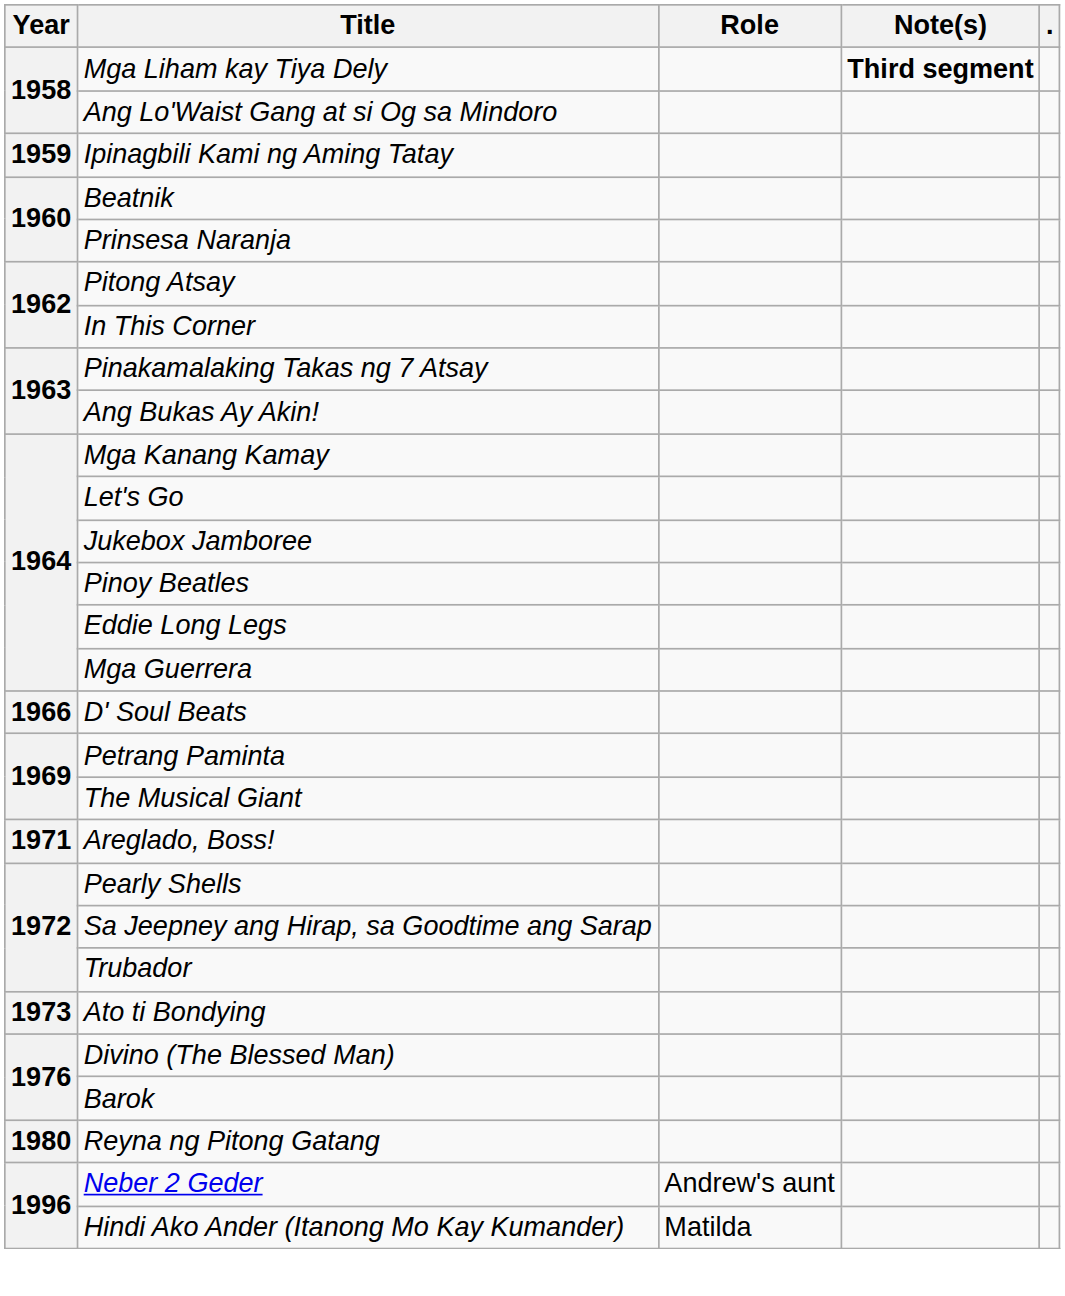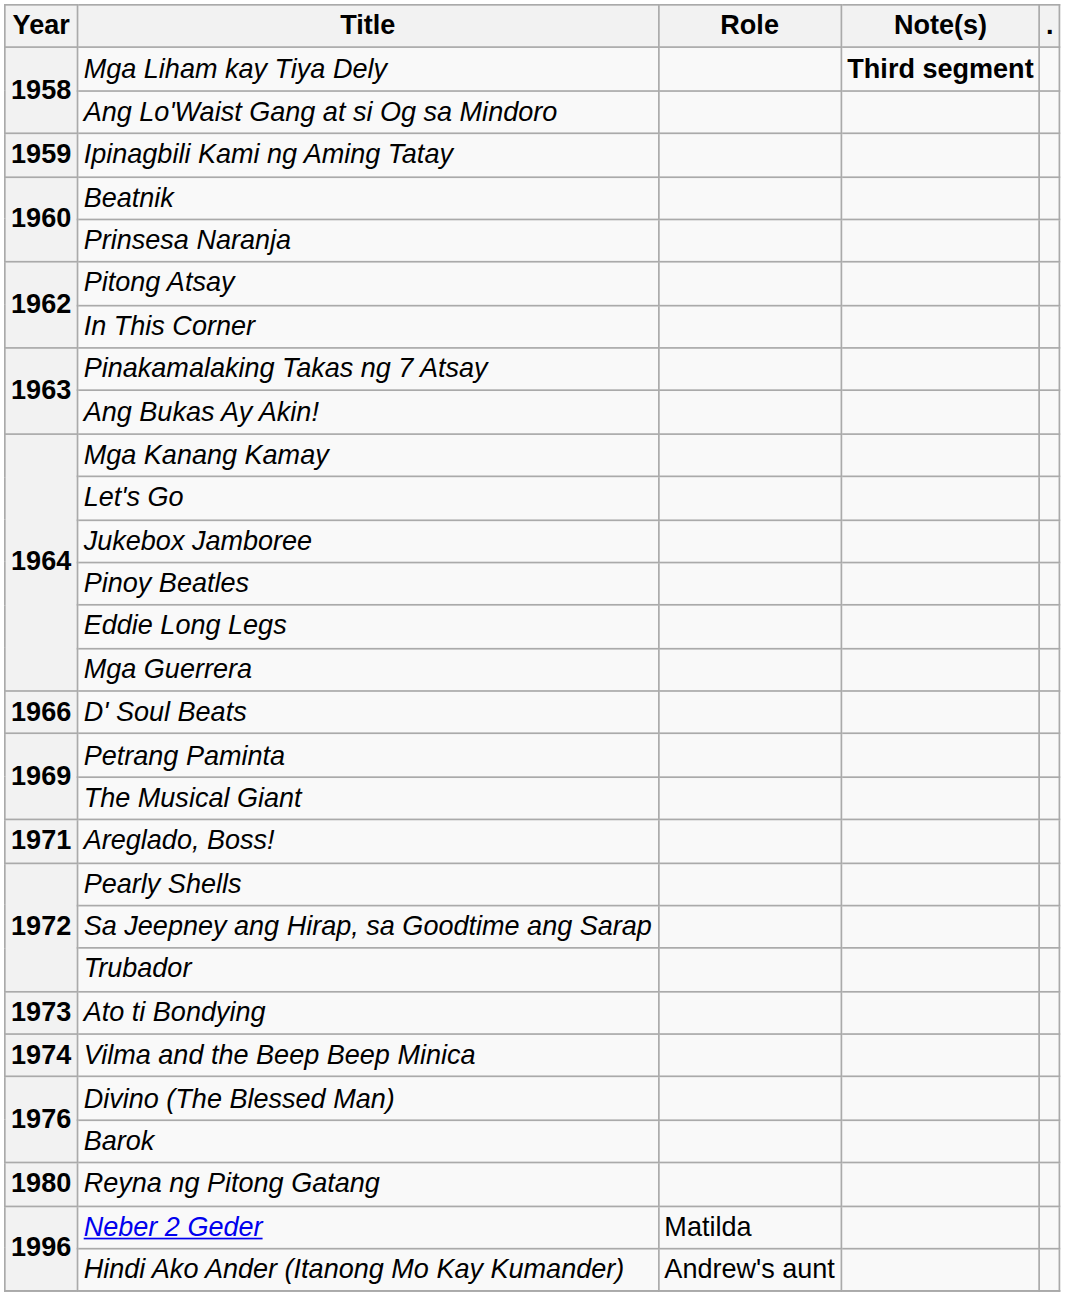+ row: (280, 1055)
(750, 1183) Andrew's aunt -> (708, 1226) Matilda
(708, 1226) Matilda -> (750, 1269) Andrew's aunt
